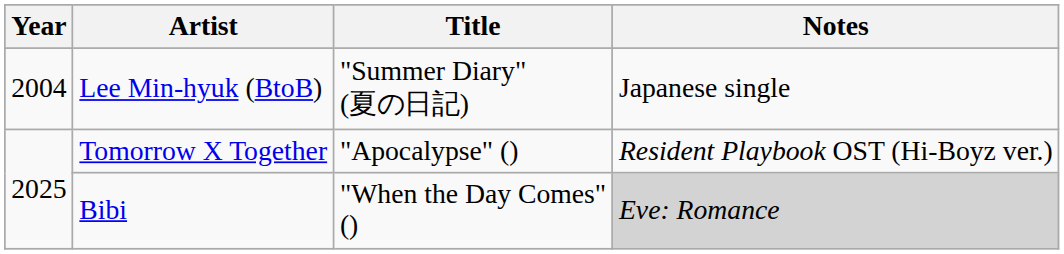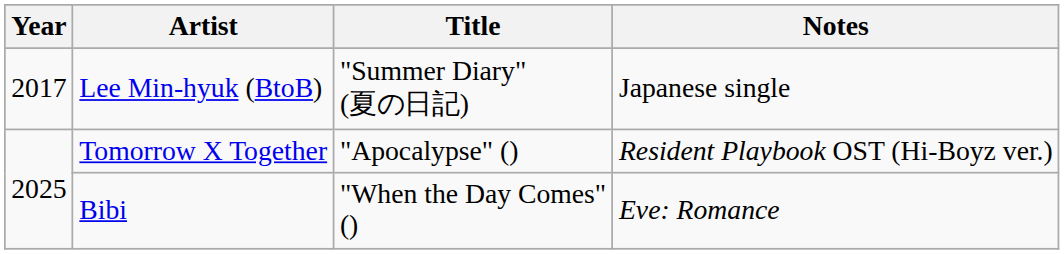(39, 88) 2004 -> (39, 88) 2017
(699, 210) lightgrey background -> (699, 210) no background
